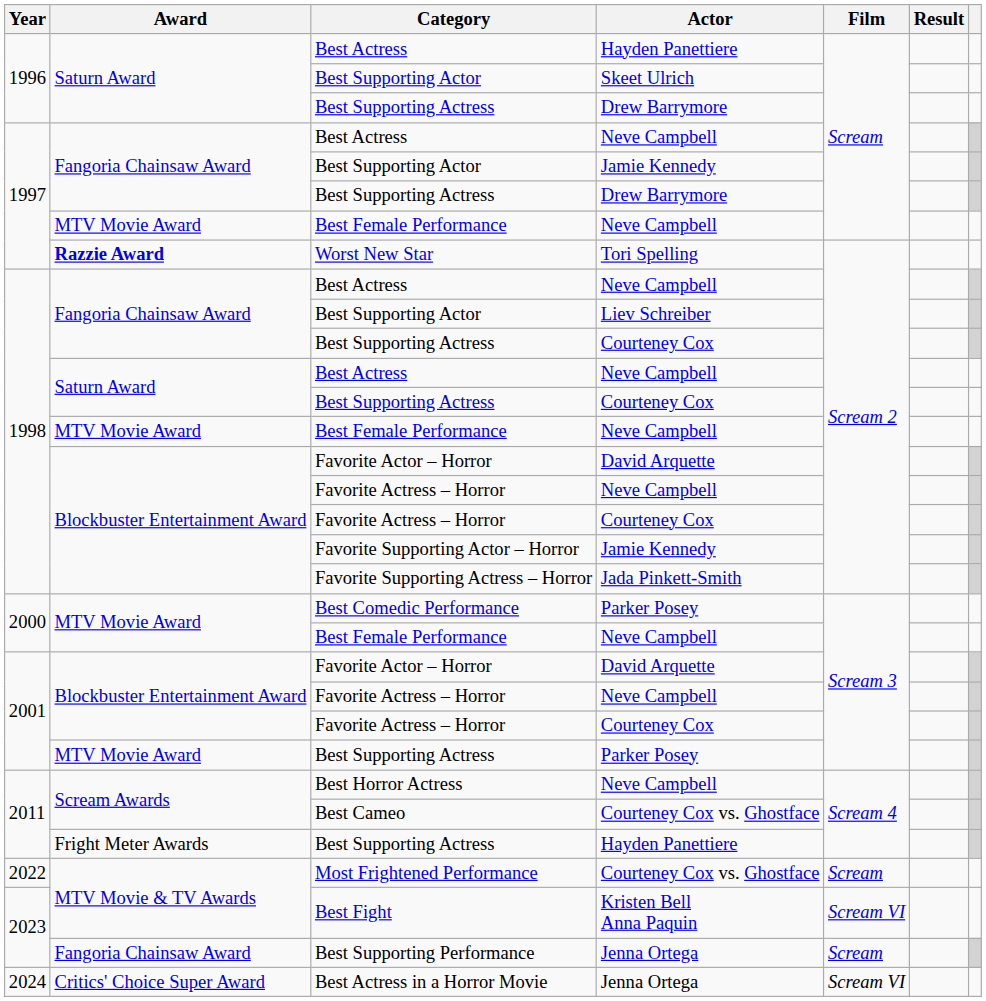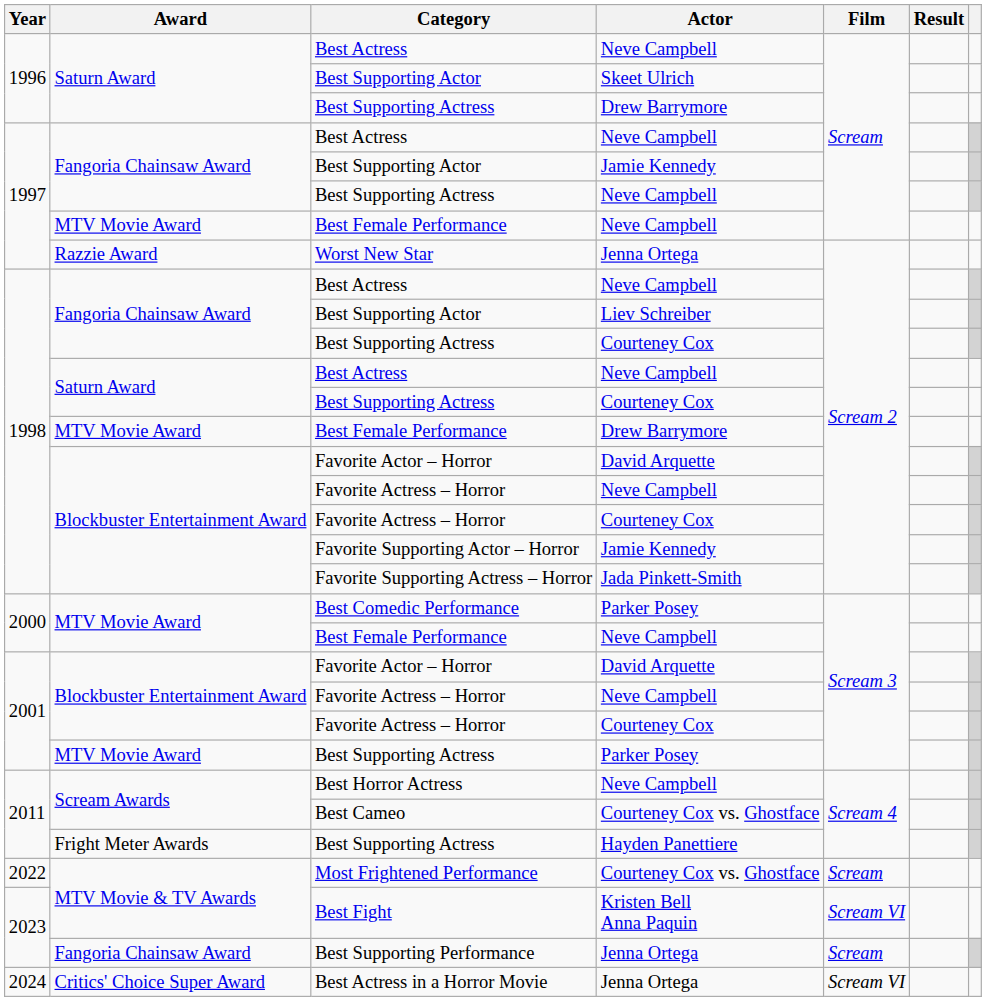(669, 48) Hayden Panettiere -> (659, 48) Neve Campbell
(664, 195) Drew Barrymore -> (659, 195) Neve Campbell
(109, 254) bold -> (106, 254) normal
(649, 254) Tori Spelling -> (650, 254) Jenna Ortega
(659, 431) Neve Campbell -> (664, 431) Drew Barrymore
